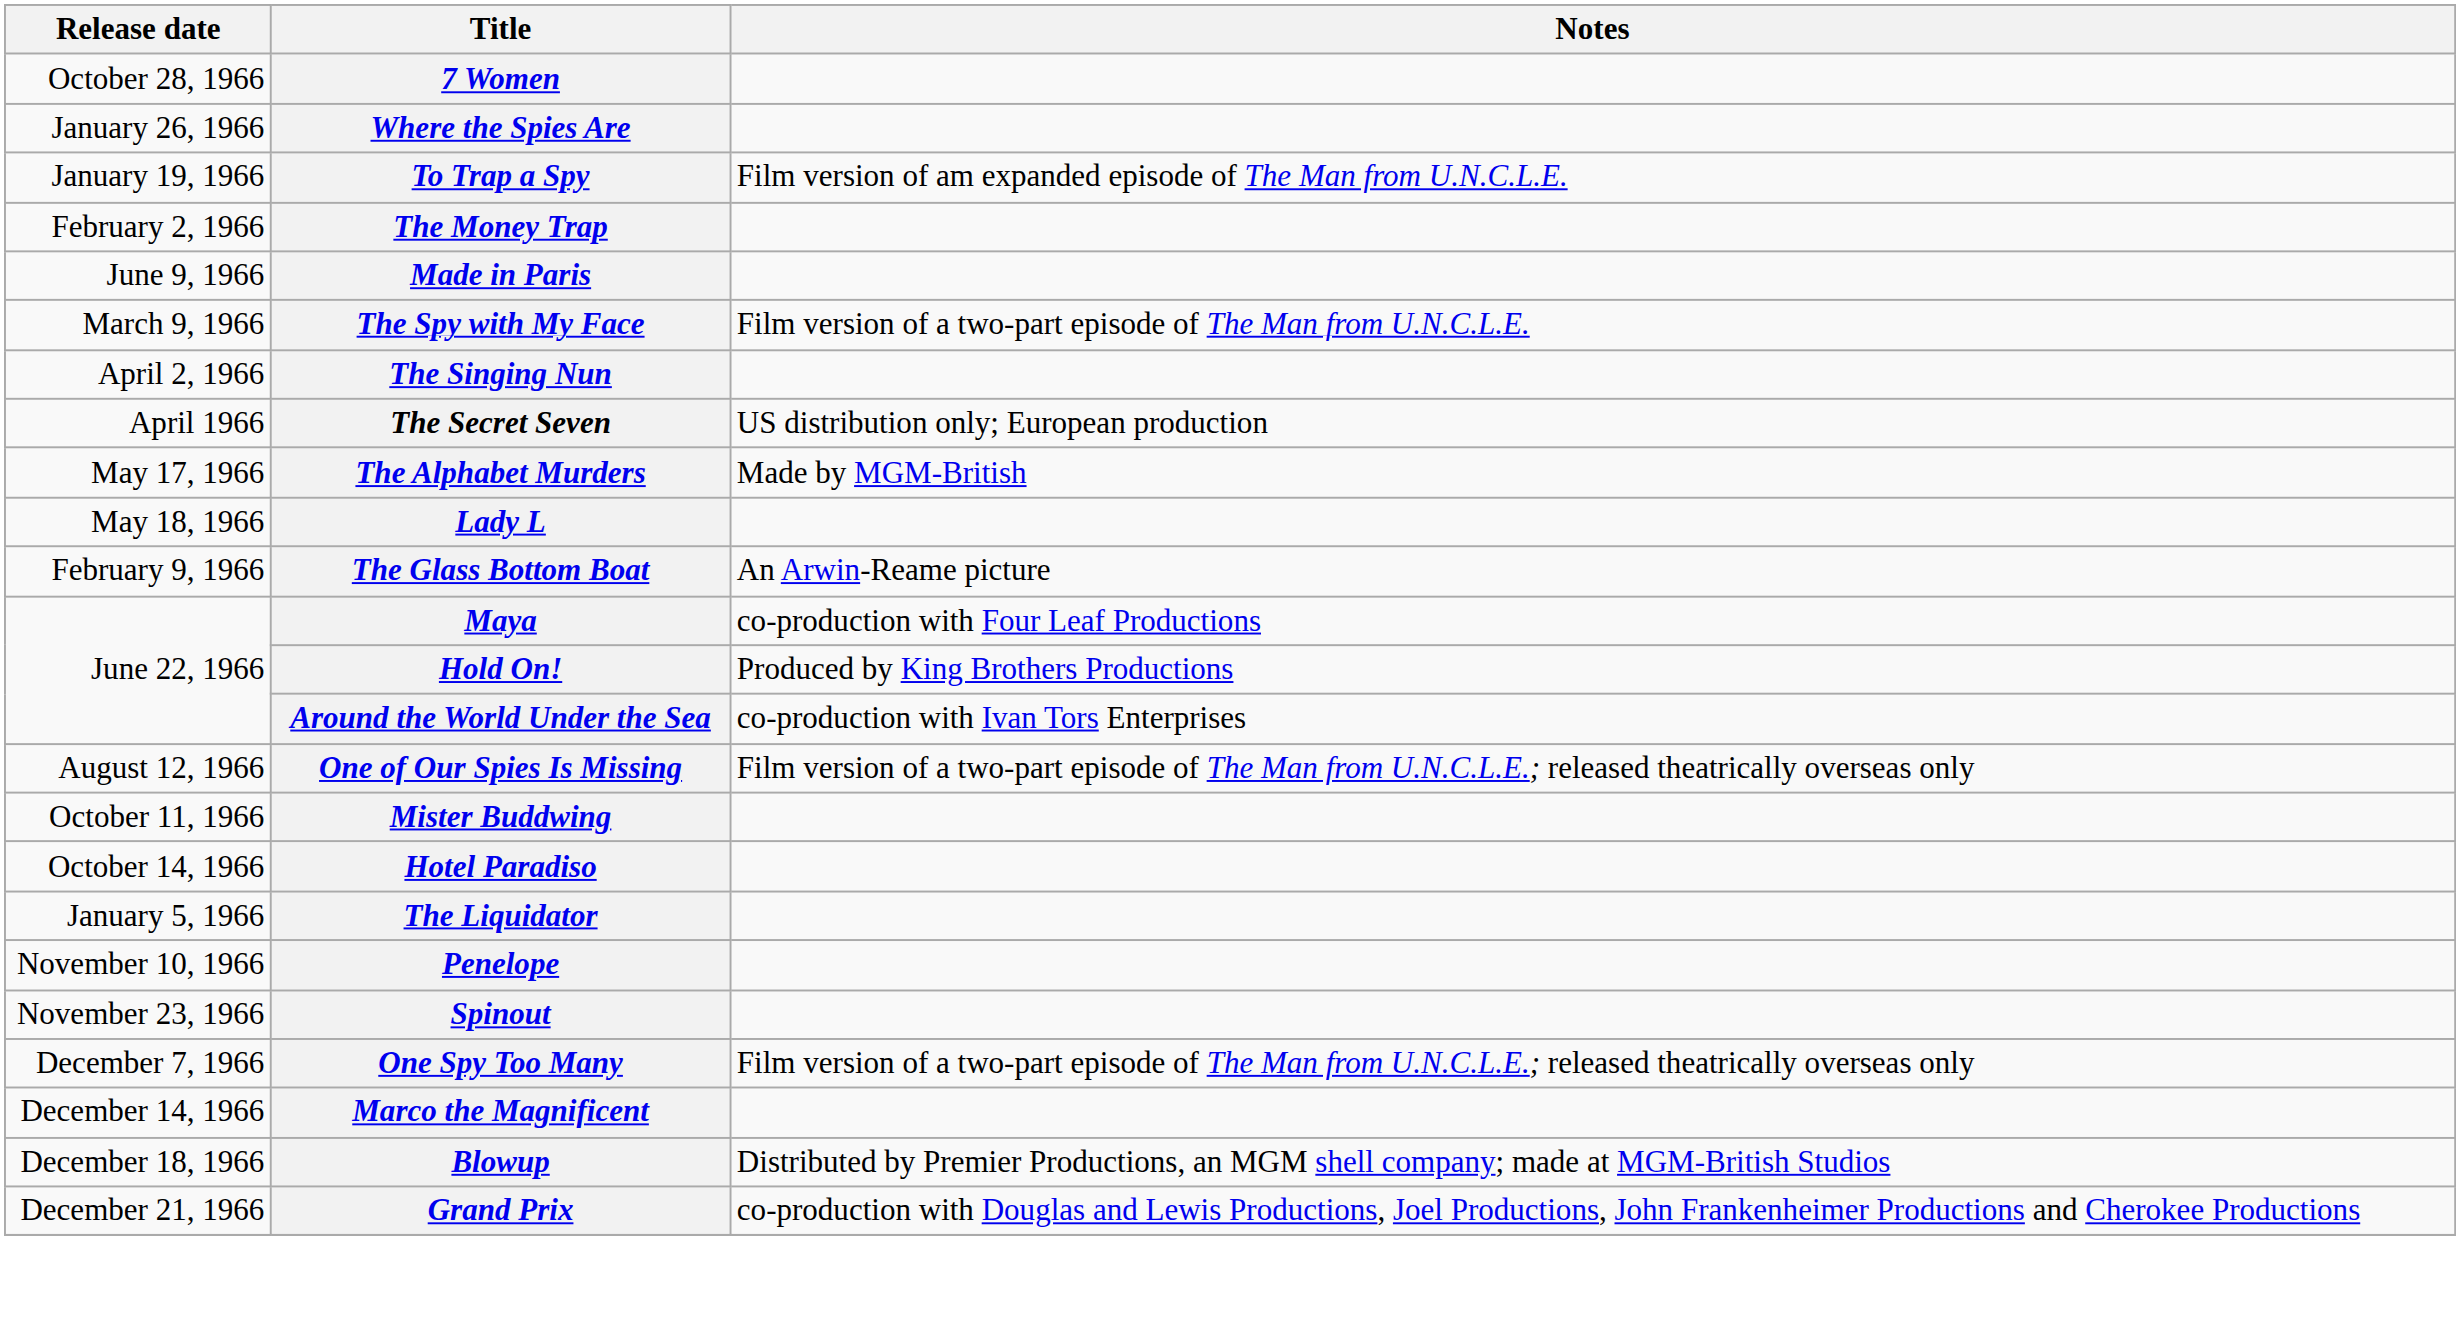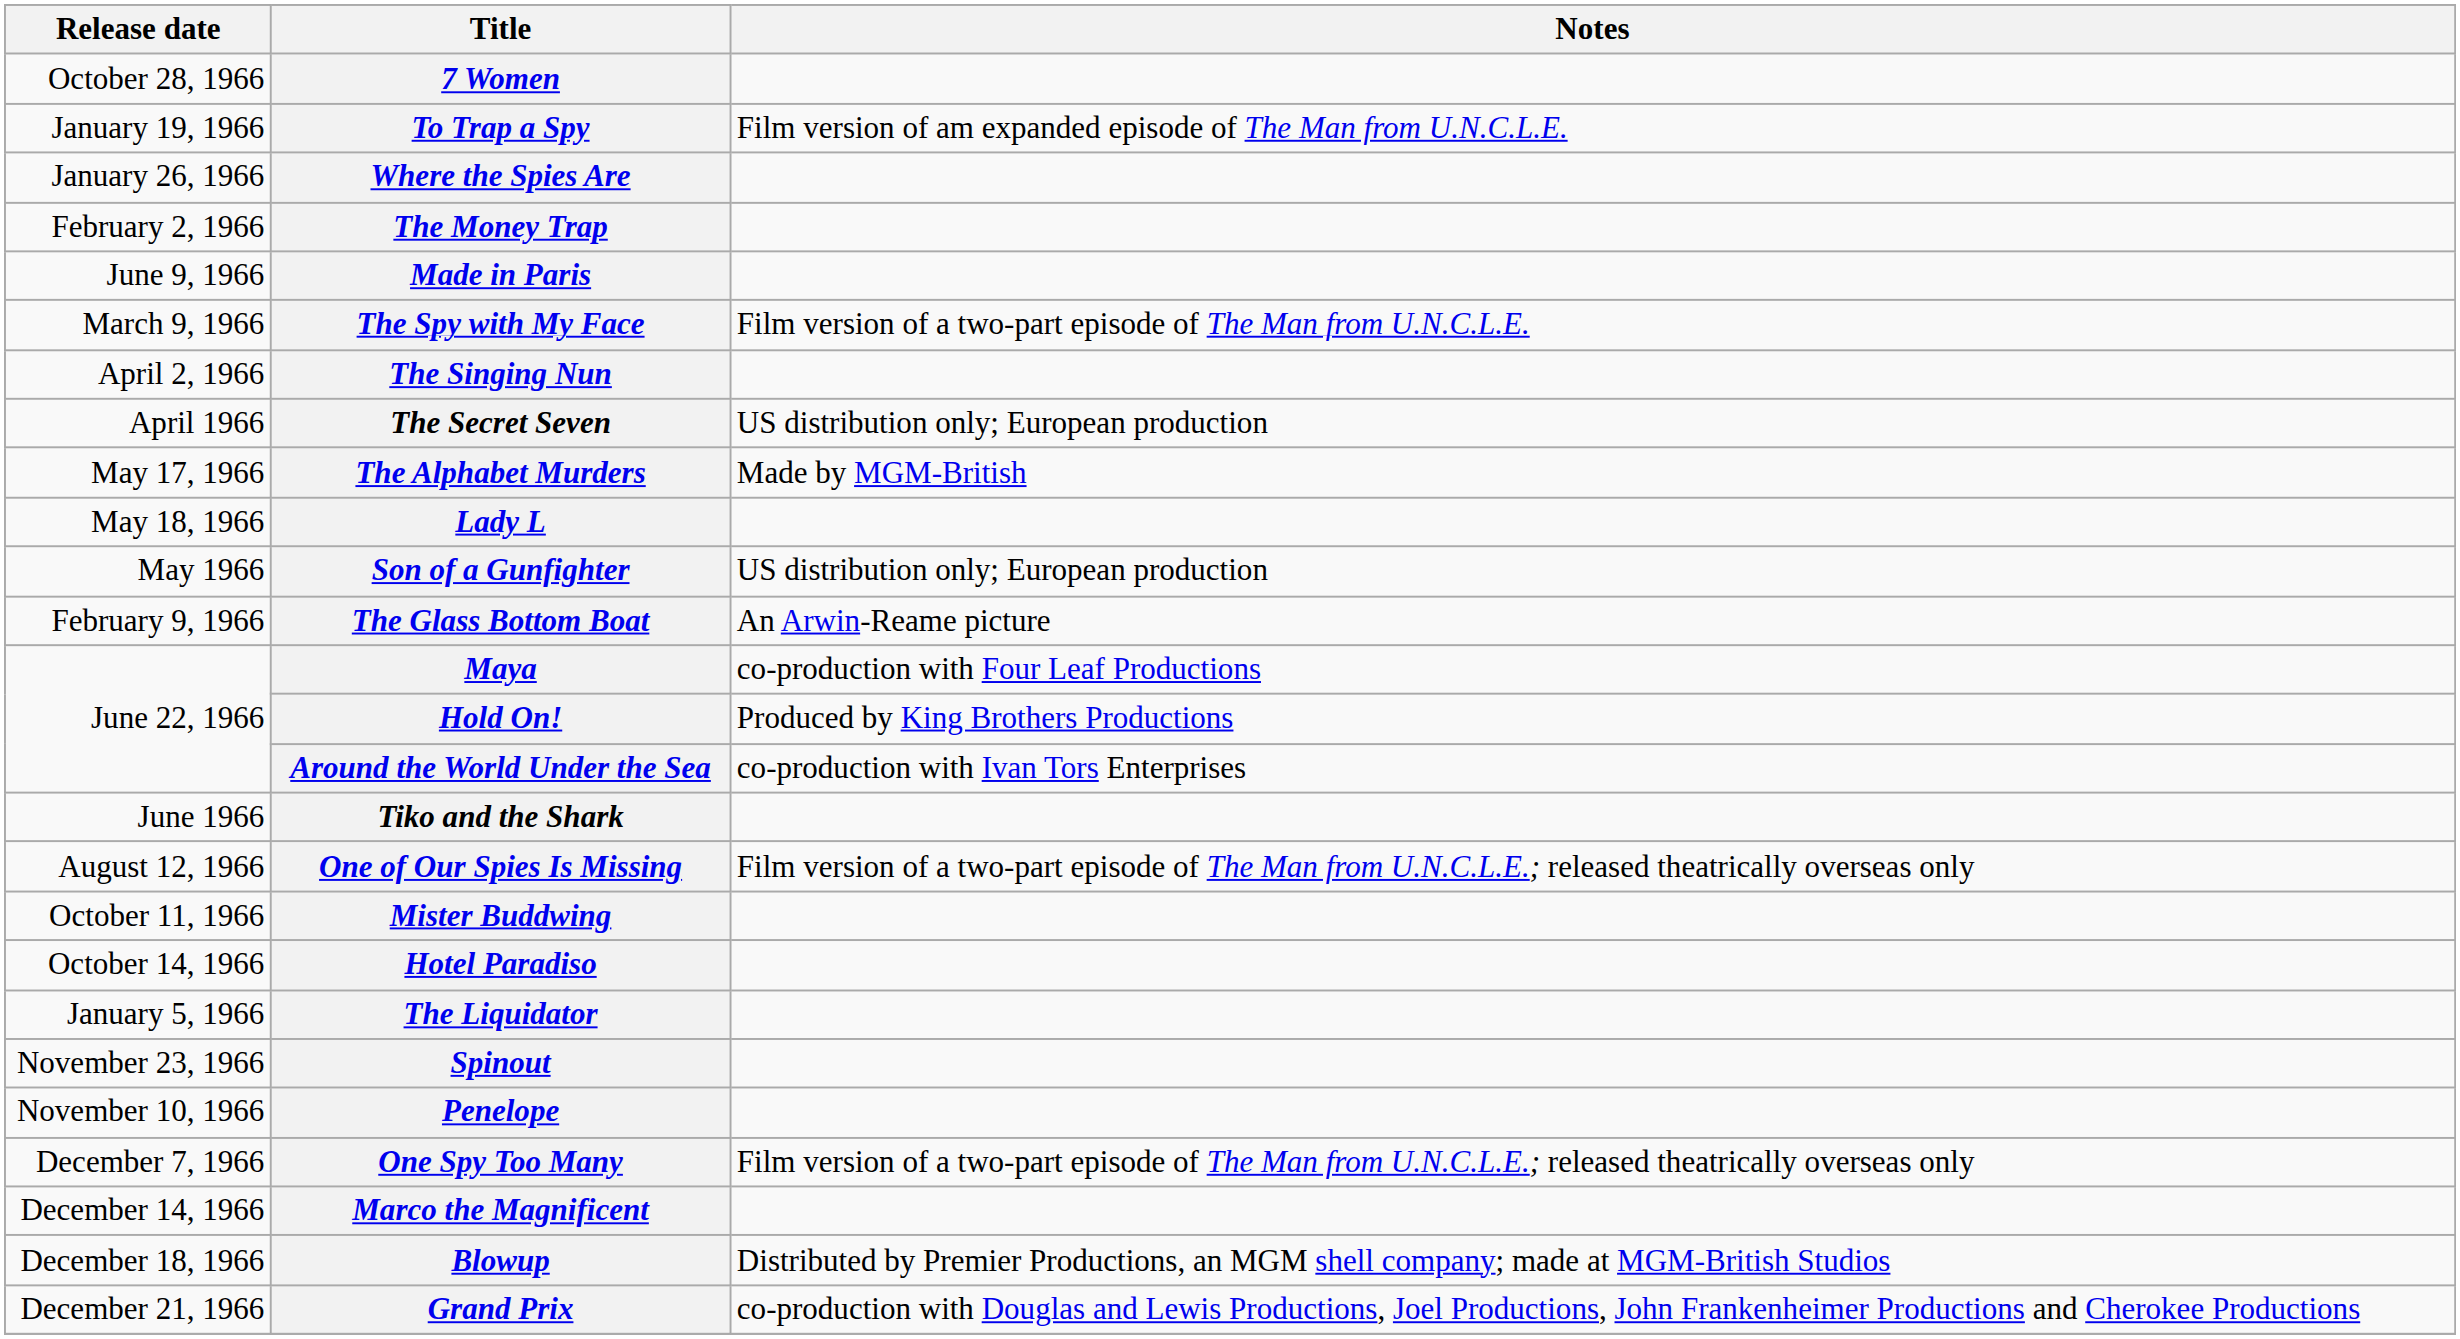rows swapped: (501, 176) <-> (501, 127)
+ row: (501, 570)
+ row: (501, 816)
rows swapped: (501, 964) <-> (501, 1013)
